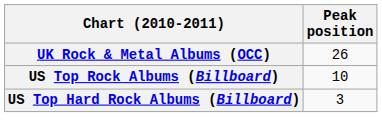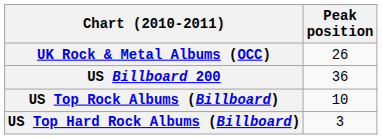+ row: (154, 77)
